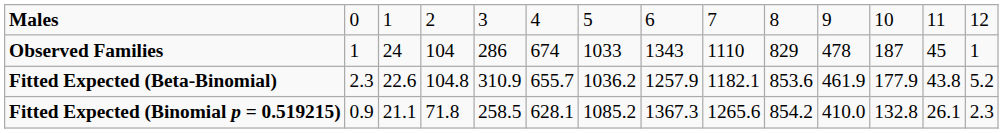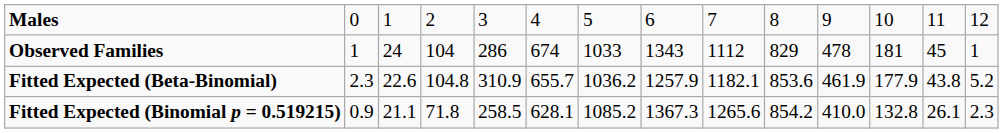(726, 50) 1110 -> (726, 50) 1112
(889, 50) 187 -> (889, 50) 181
